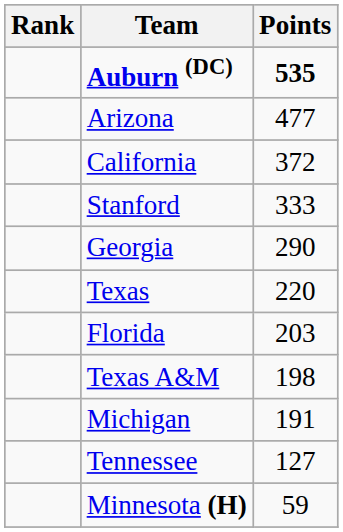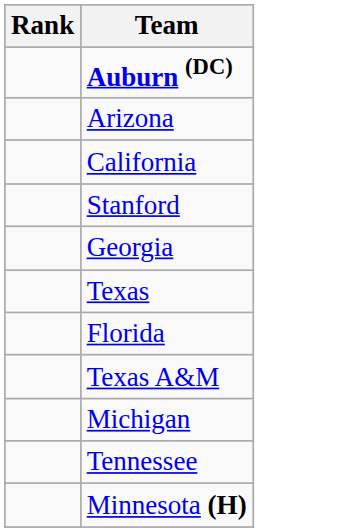- column: (295, 25)
